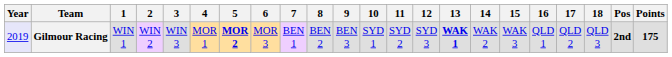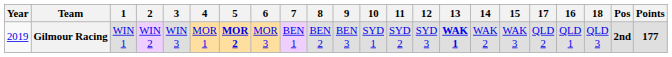columns swapped: (543, 12) <-> (570, 12)
(18, 37) lavender background -> (18, 37) no background
(650, 37) 175 -> (650, 37) 177
